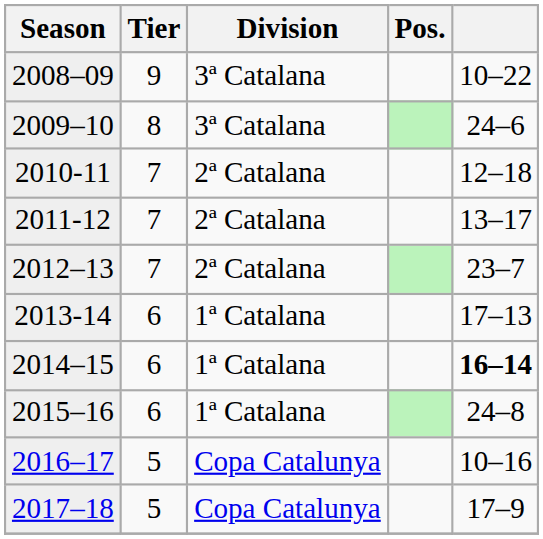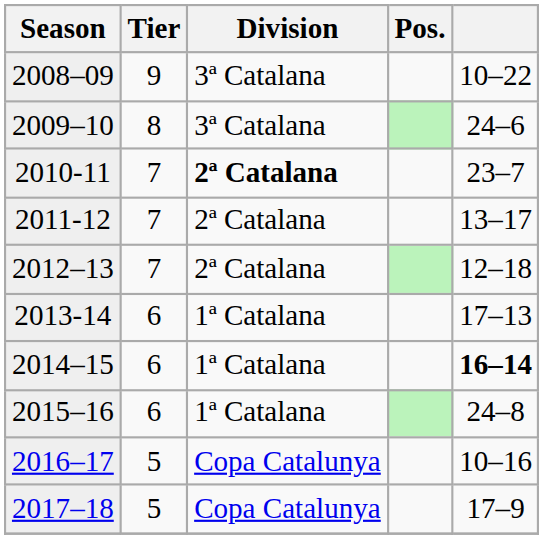(260, 172) normal -> (266, 172) bold
(496, 172) 12–18 -> (496, 172) 23–7
(496, 268) 23–7 -> (496, 268) 12–18
